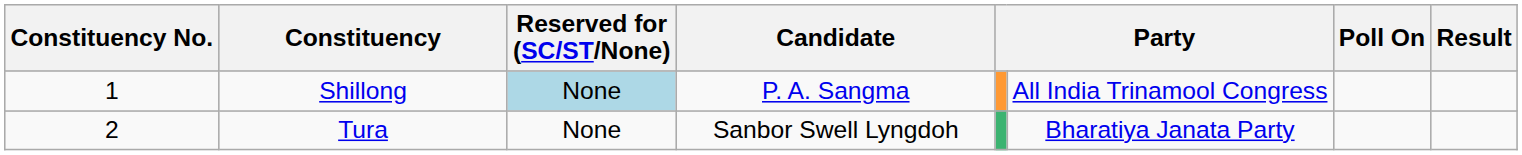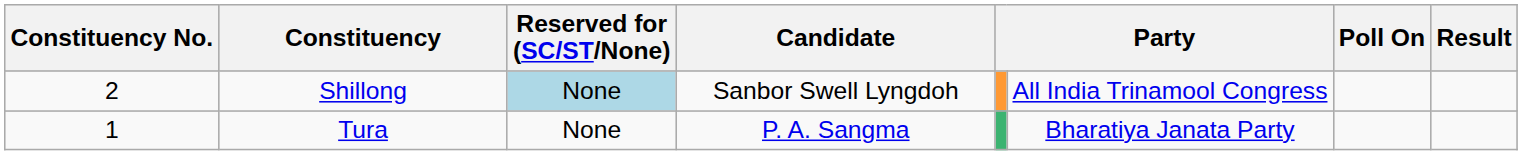(112, 90) 1 -> (112, 90) 2
(836, 90) P. A. Sangma -> (836, 90) Sanbor Swell Lyngdoh
(112, 129) 2 -> (112, 129) 1
(836, 129) Sanbor Swell Lyngdoh -> (836, 129) P. A. Sangma
